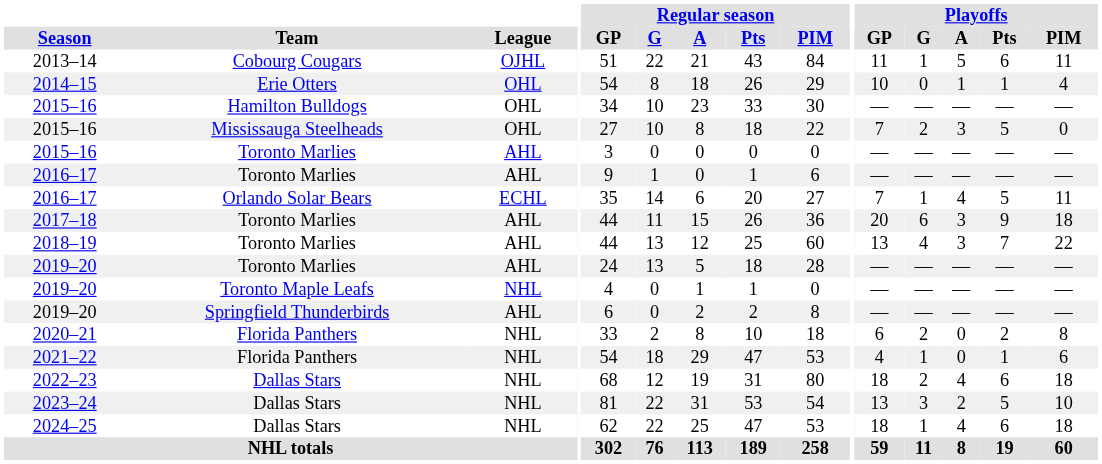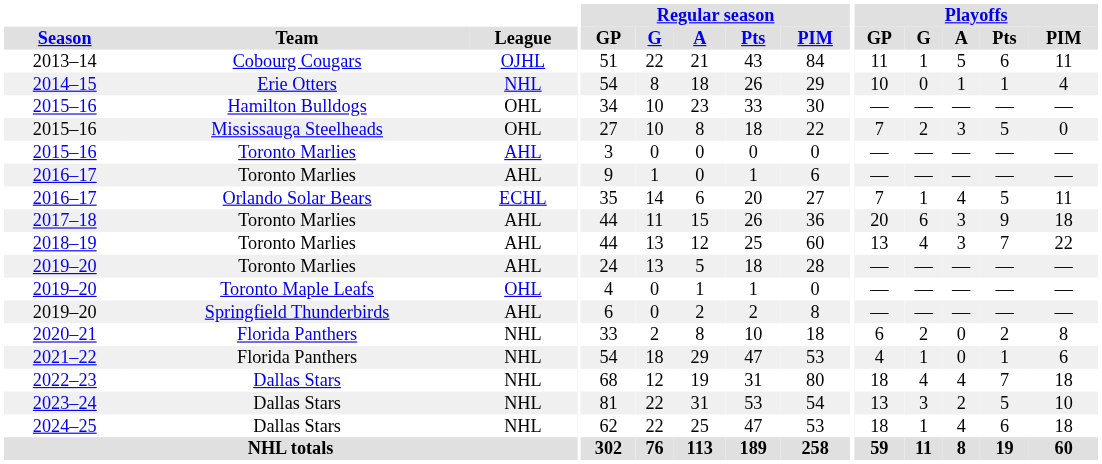(523, 83) OHL -> (523, 83) NHL
(523, 288) NHL -> (523, 288) OHL
(924, 380) 2 -> (924, 380) 4
(1005, 380) 6 -> (1005, 380) 7
